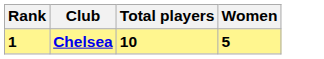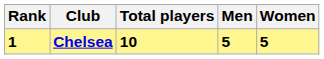+ column: (237, 16)
